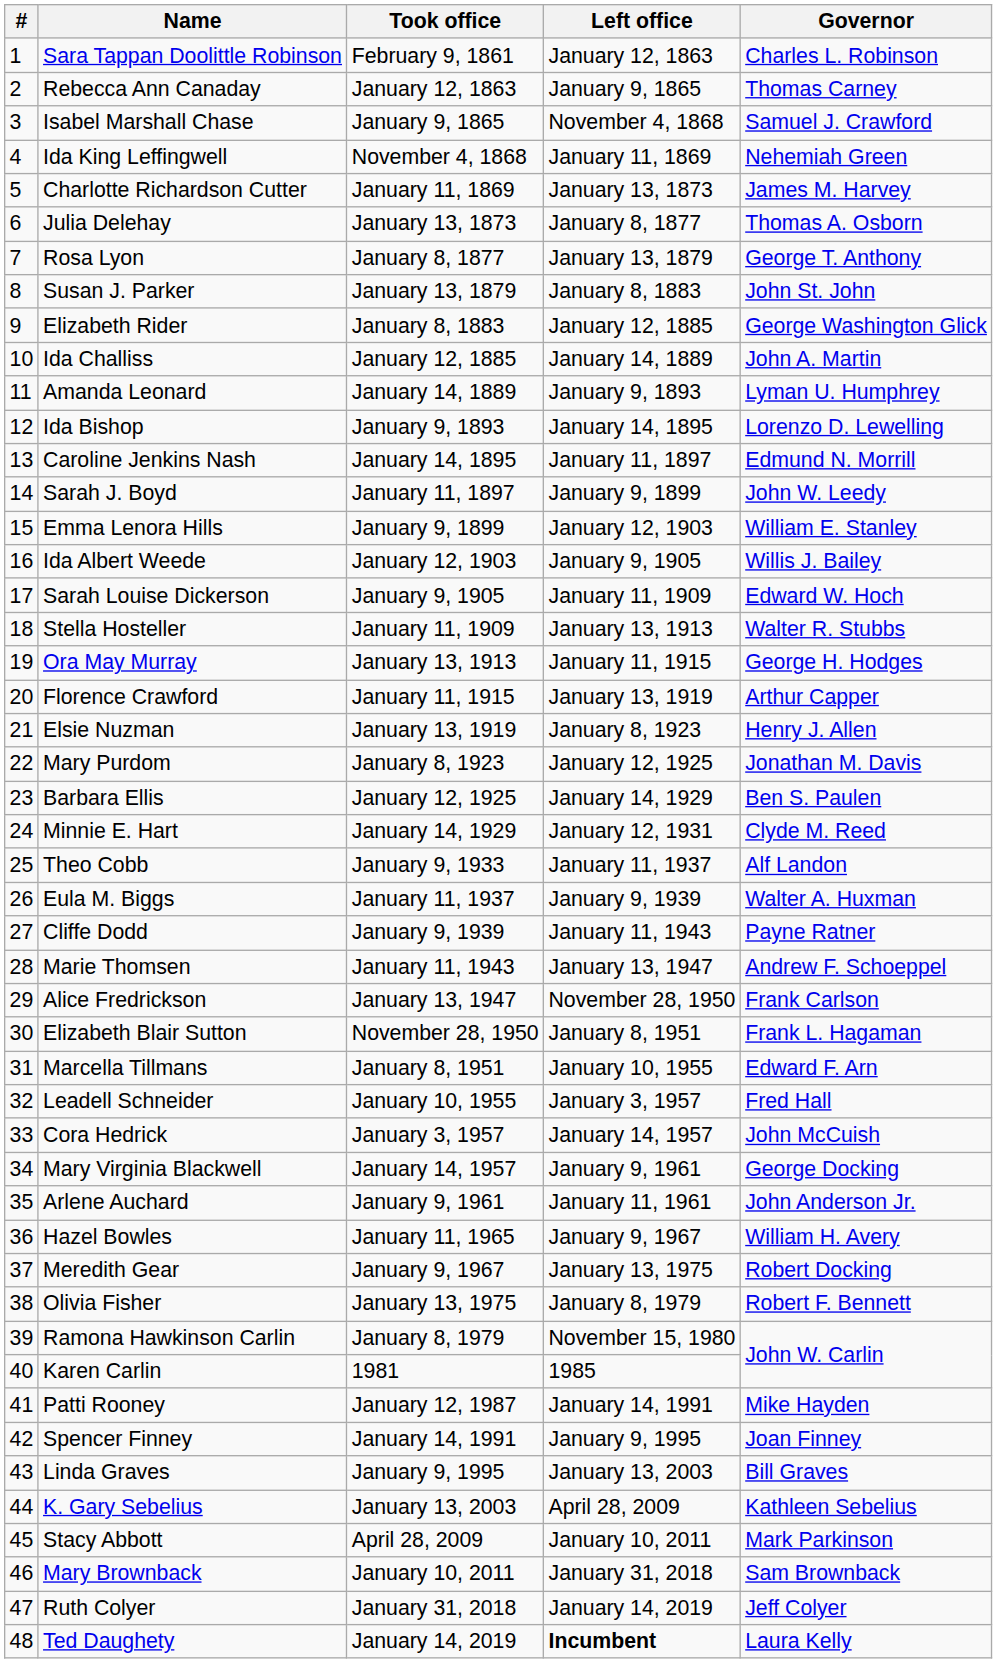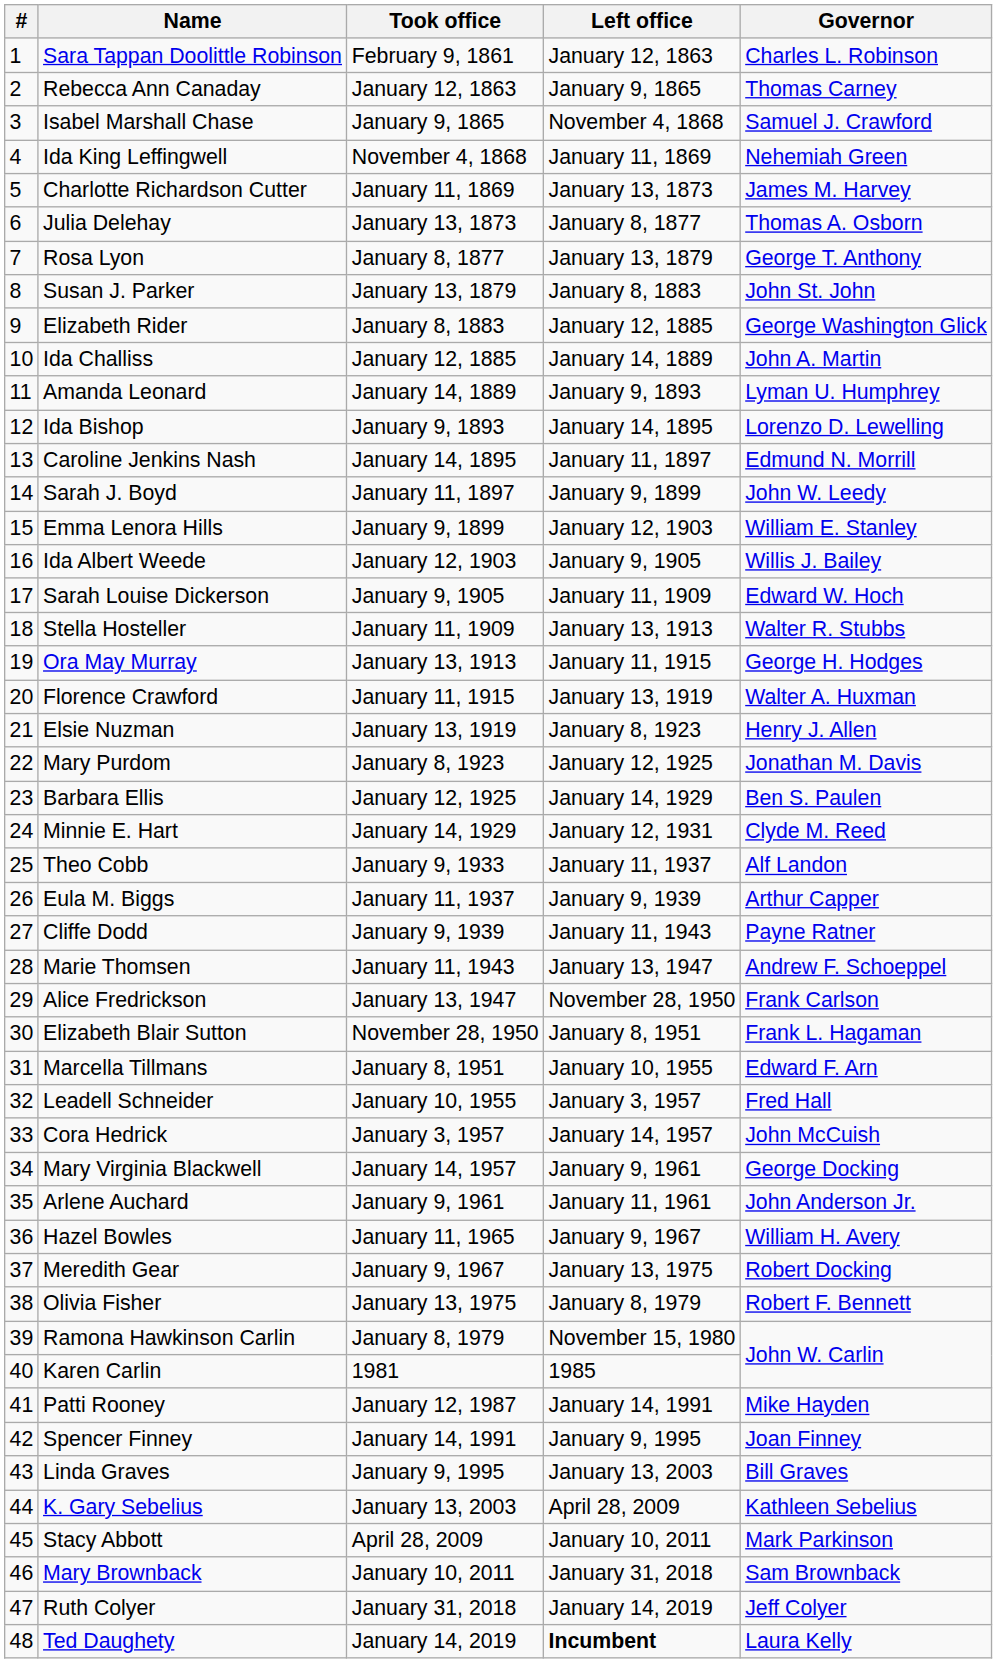(812, 696) Arthur Capper -> (831, 696) Walter A. Huxman
(831, 898) Walter A. Huxman -> (812, 898) Arthur Capper
